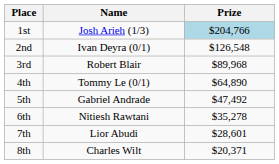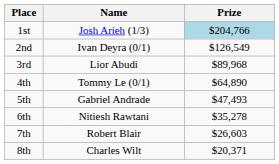(229, 47) $126,548 -> (229, 47) $126,549
(114, 64) Robert Blair -> (114, 64) Lior Abudi
(229, 99) $47,492 -> (229, 99) $47,493
(114, 133) Lior Abudi -> (114, 133) Robert Blair
(229, 133) $28,601 -> (229, 133) $26,603
